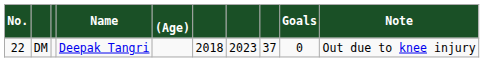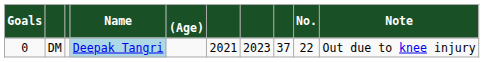columns swapped: (18, 21) <-> (299, 21)
(104, 47) no background -> (118, 47) lightblue background
(209, 47) 2018 -> (223, 47) 2021
